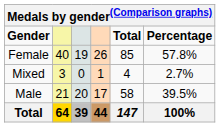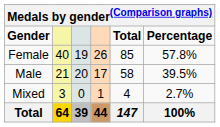rows swapped: (28, 94) <-> (28, 74)
